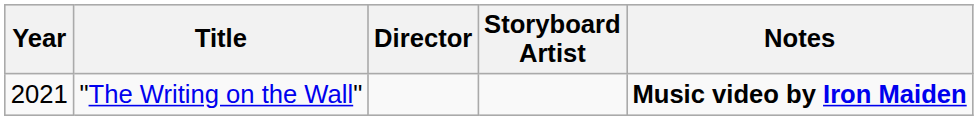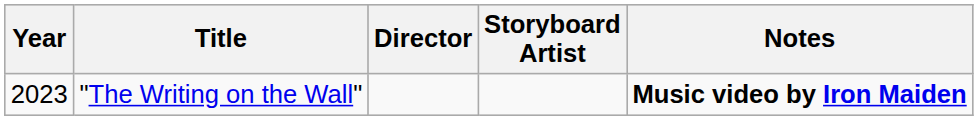(39, 94) 2021 -> (39, 94) 2023
